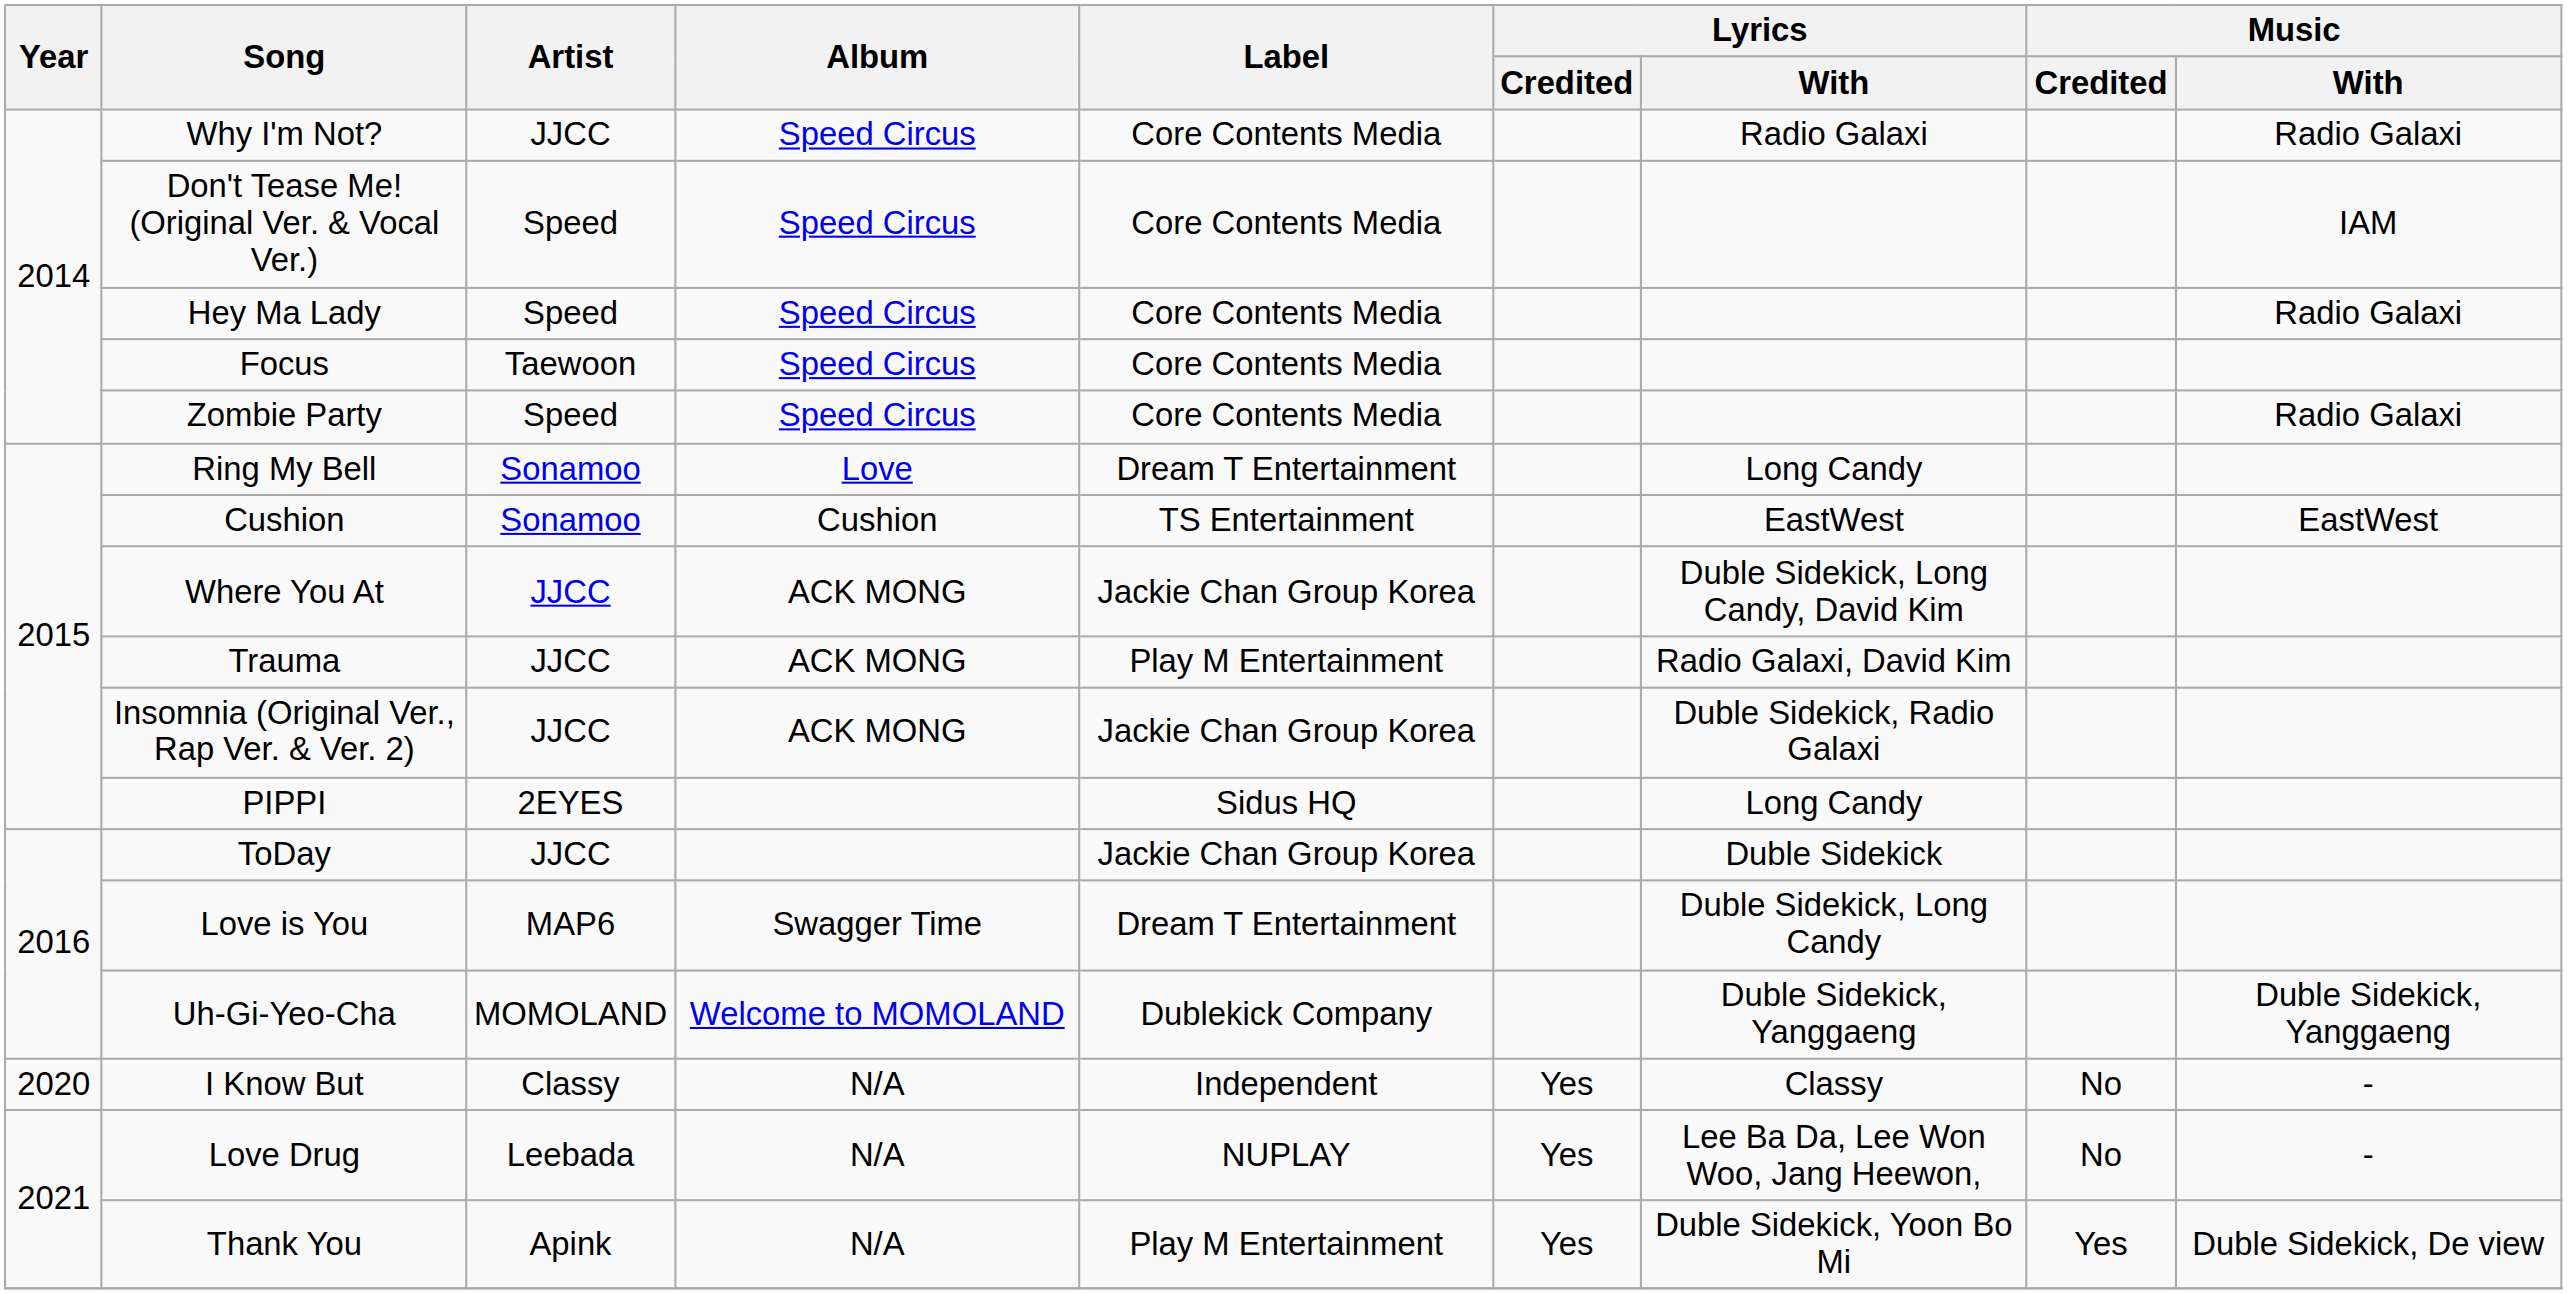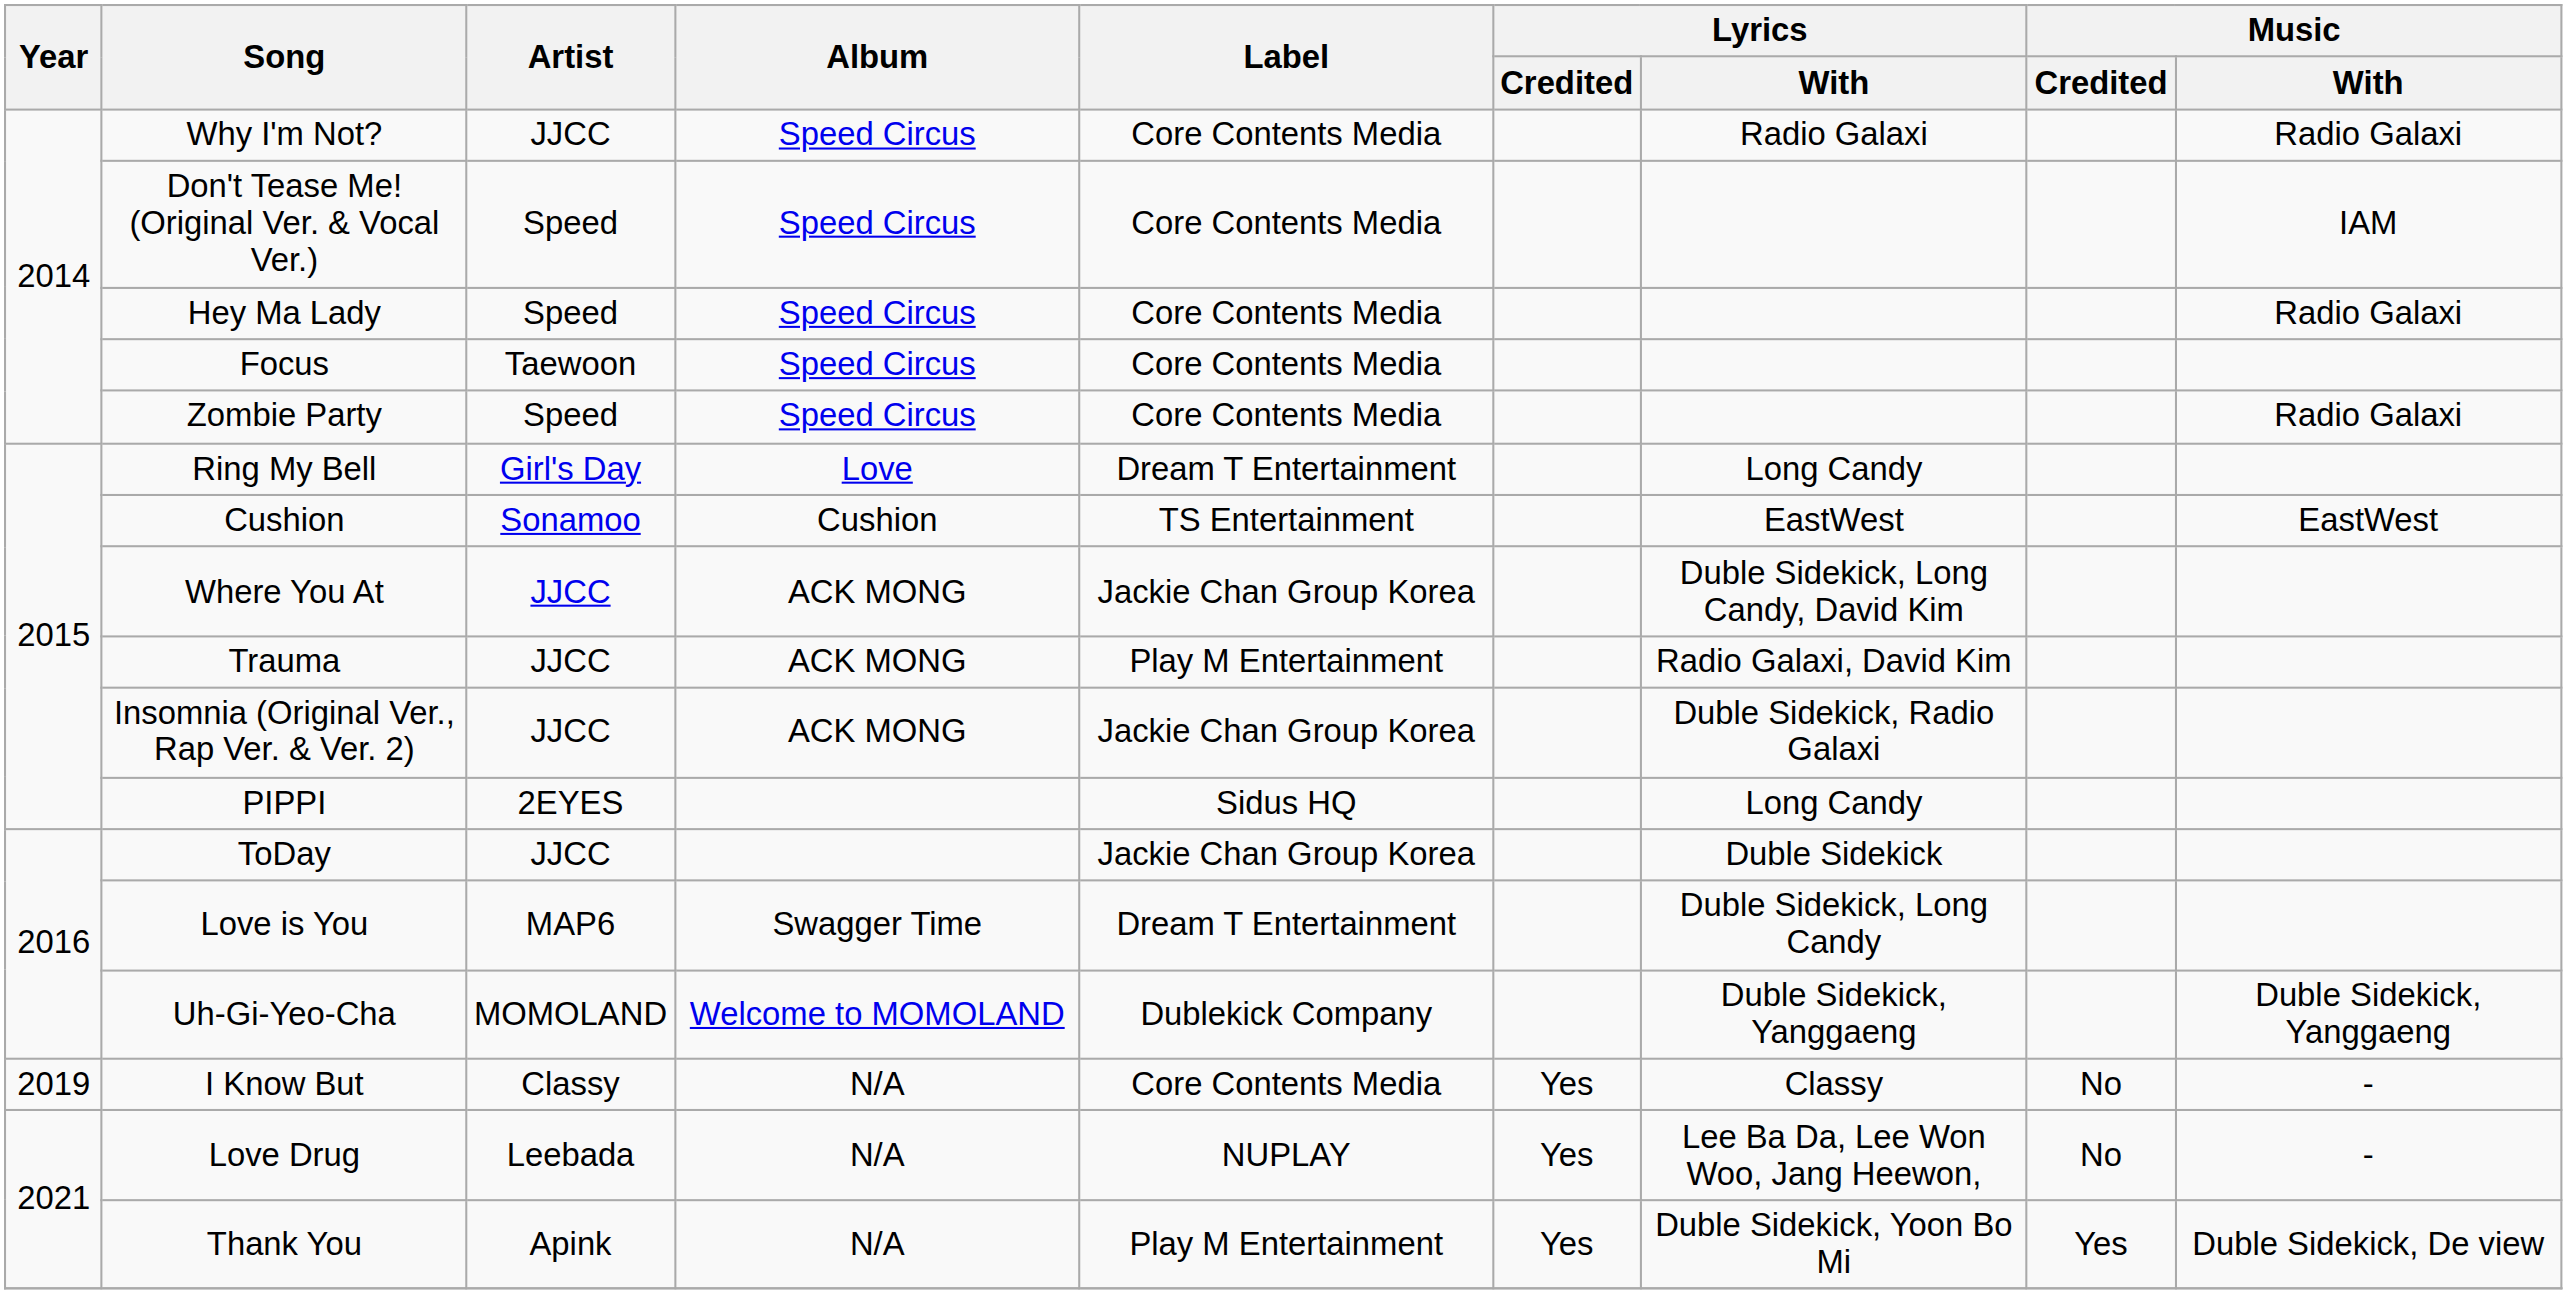(571, 468) Sonamoo -> (571, 468) Girl's Day
(54, 1084) 2020 -> (54, 1084) 2019
(1286, 1084) Independent -> (1286, 1084) Core Contents Media
